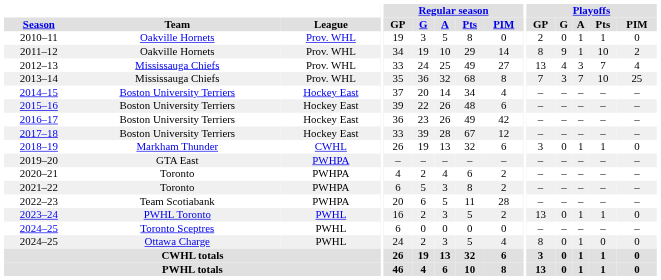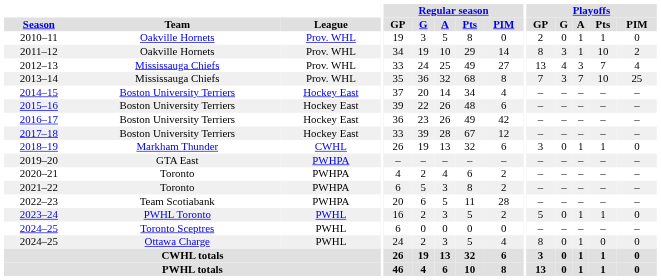(564, 51) 9 -> (564, 51) 3
(541, 214) 13 -> (541, 214) 5
